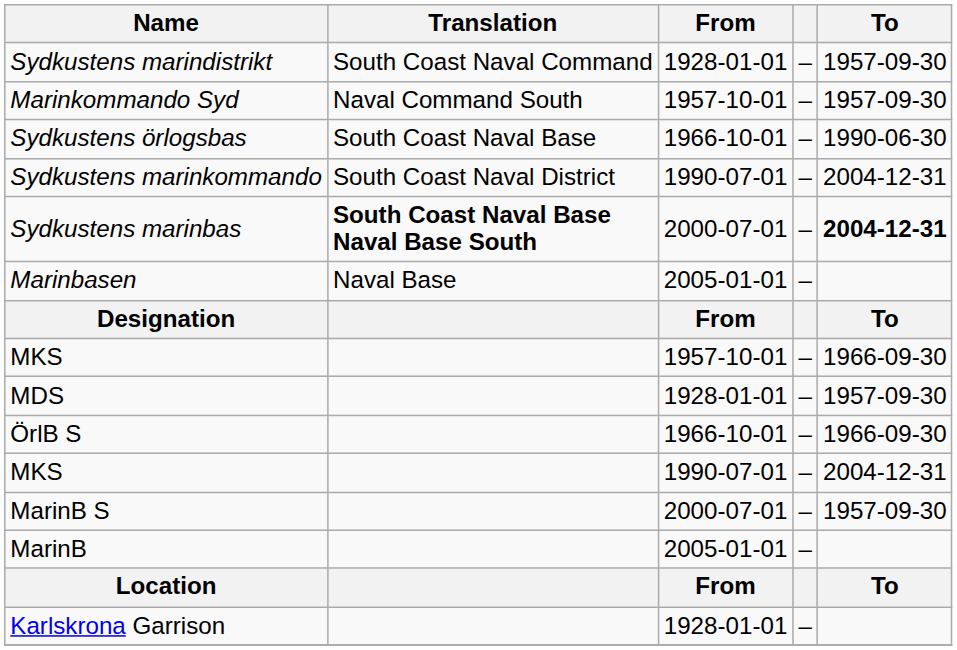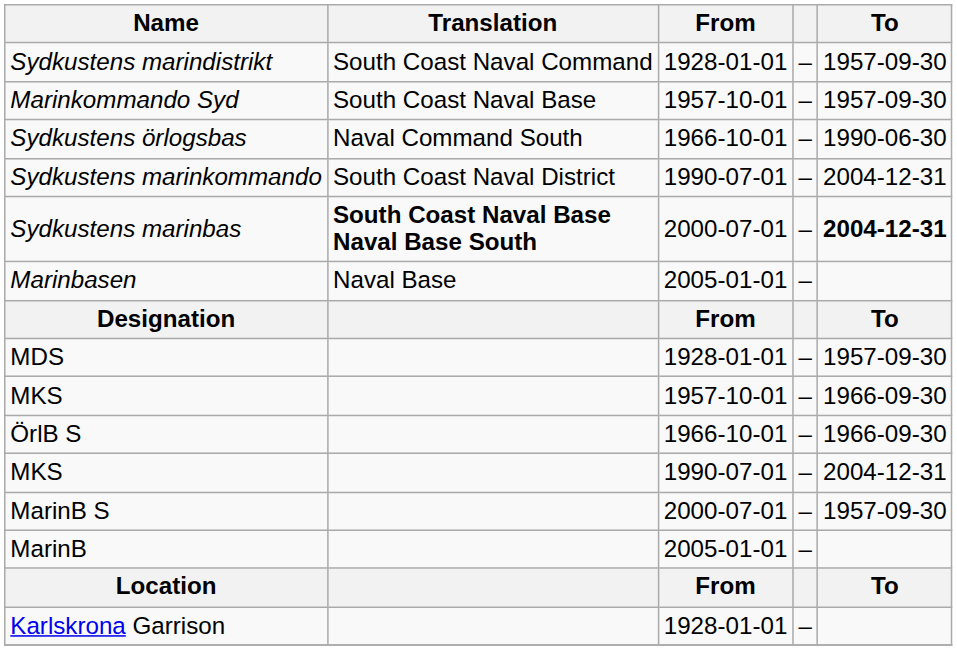(458, 100) Naval Command South -> (465, 100) South Coast Naval Base
(465, 138) South Coast Naval Base -> (458, 138) Naval Command South
rows swapped: (37, 395) <-> (37, 357)
